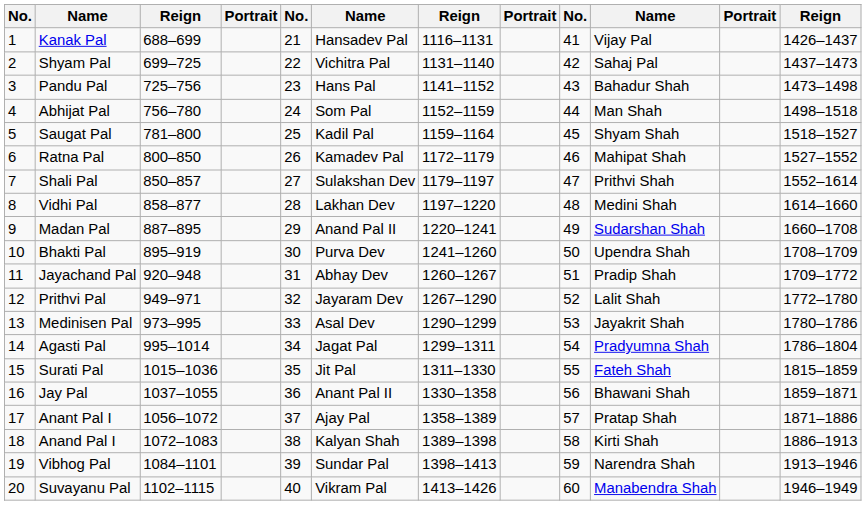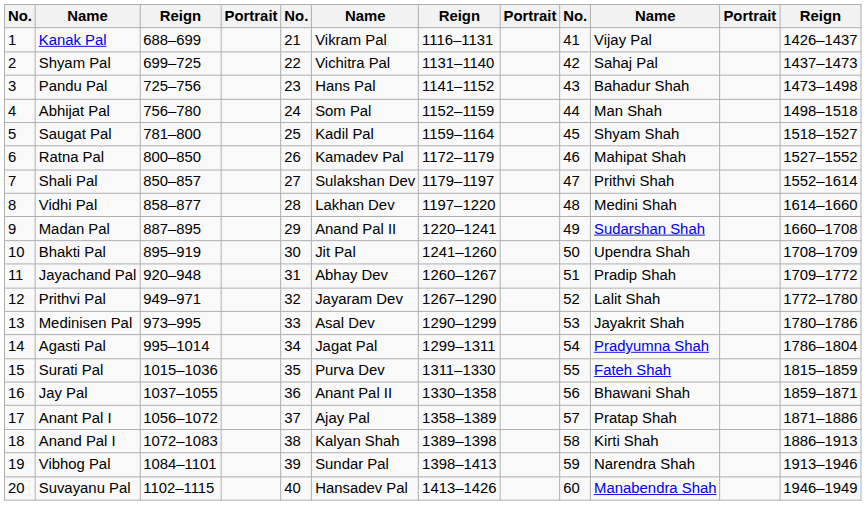(361, 39) Hansadev Pal -> (351, 39) Vikram Pal
(350, 252) Purva Dev -> (335, 252) Jit Pal
(335, 370) Jit Pal -> (350, 370) Purva Dev
(351, 488) Vikram Pal -> (361, 488) Hansadev Pal
